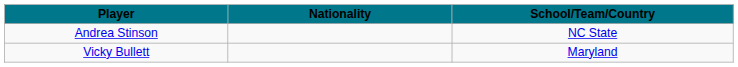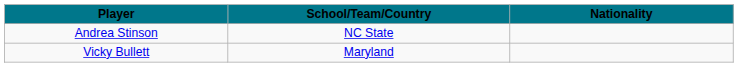columns swapped: (340, 14) <-> (593, 14)
